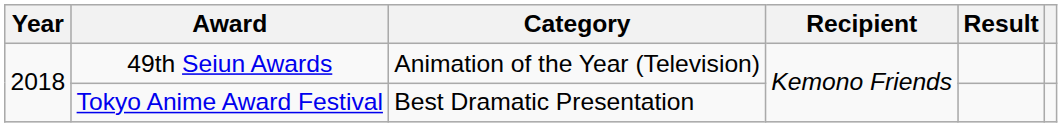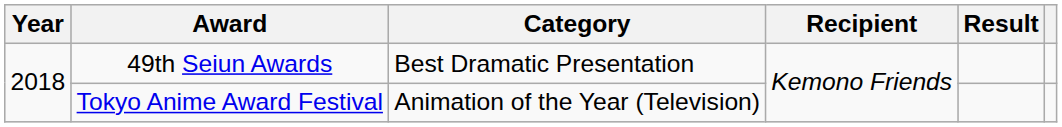(577, 63) Animation of the Year (Television) -> (544, 63) Best Dramatic Presentation
(544, 102) Best Dramatic Presentation -> (577, 102) Animation of the Year (Television)
